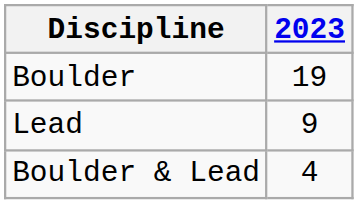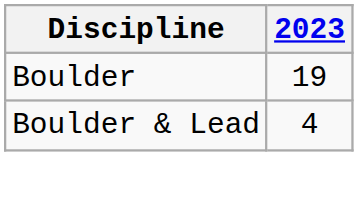- row: (48, 125)
